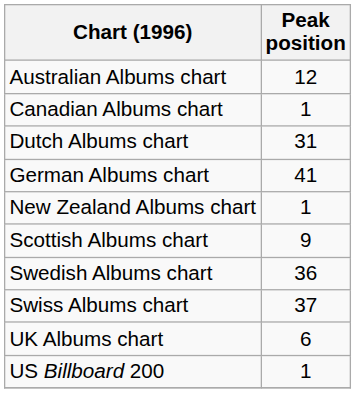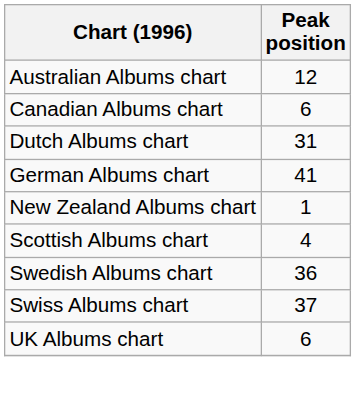(306, 109) 1 -> (306, 109) 6
(306, 240) 9 -> (306, 240) 4
- row: (87, 371)
